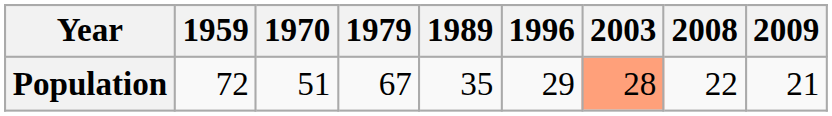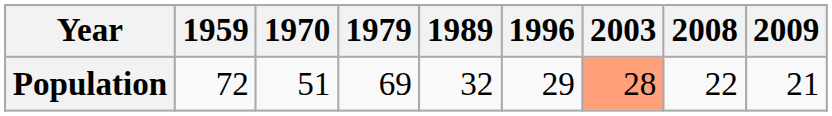(395, 83) 67 -> (395, 83) 69
(477, 83) 35 -> (477, 83) 32
